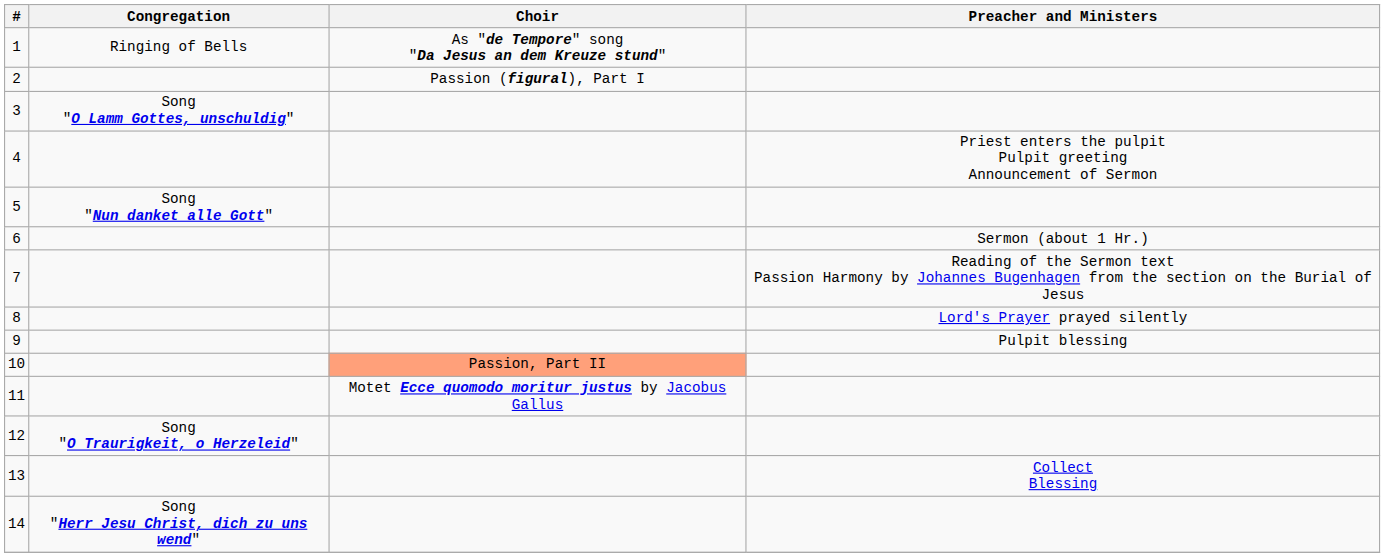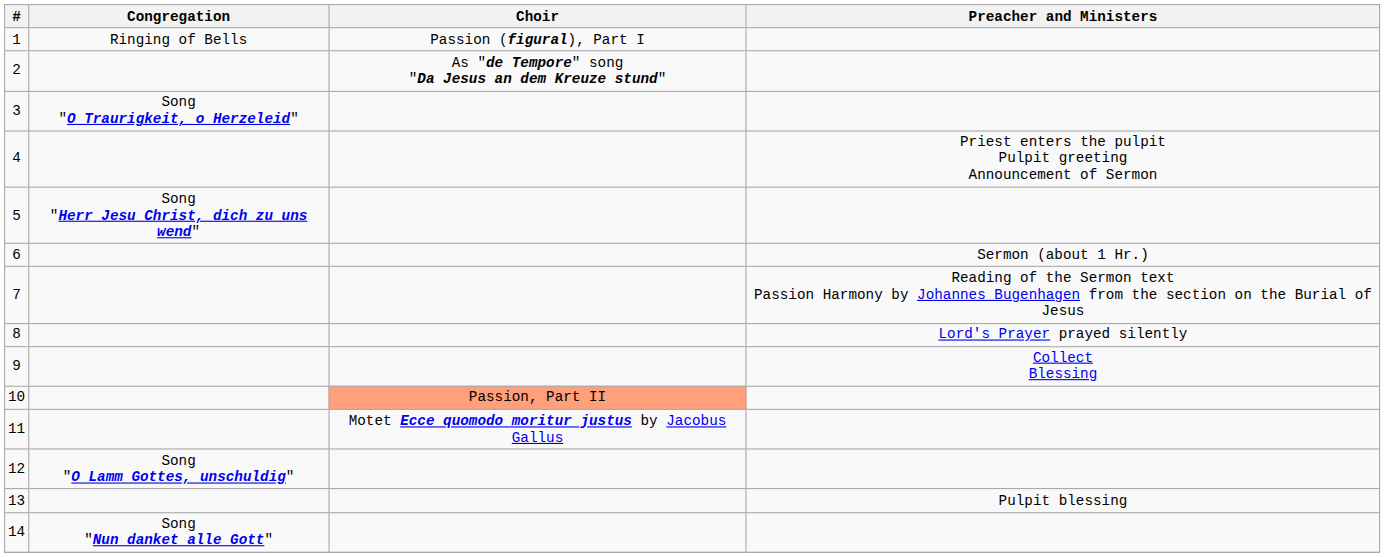(538, 48) As "de Tempore" song "Da Jesus an dem Kreuze stund" -> (538, 40) Passion (figural), Part I
(538, 79) Passion (figural), Part I -> (538, 71) As "de Tempore" song "Da Jesus an dem Kreuze stund"
(179, 111) Song "O Lamm Gottes, unschuldig" -> (179, 111) Song "O Traurigkeit, o Herzeleid"
(179, 207) Song "Nun danket alle Gott" -> (179, 215) Song "Herr Jesu Christ, dich zu uns wend"
(1063, 341) Pulpit blessing -> (1063, 366) Collect Blessing
(179, 436) Song "O Traurigkeit, o Herzeleid" -> (179, 469) Song "O Lamm Gottes, unschuldig"
(1063, 476) Collect Blessing -> (1063, 501) Pulpit blessing
(179, 524) Song "Herr Jesu Christ, dich zu uns wend" -> (179, 532) Song "Nun danket alle Gott"
